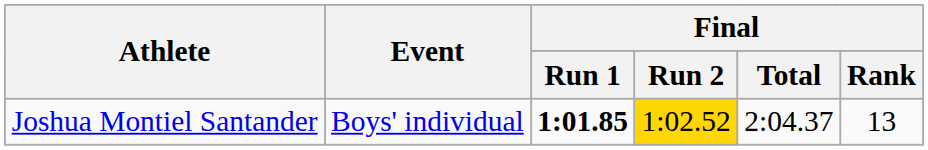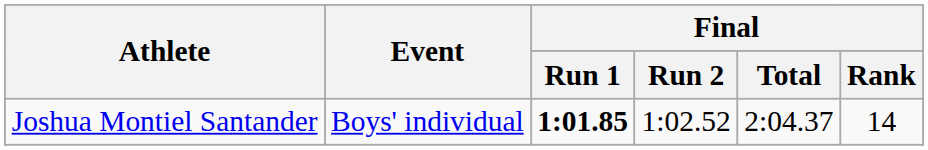(686, 121) gold background -> (686, 121) no background
(881, 121) 13 -> (881, 121) 14
